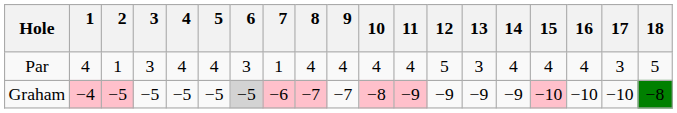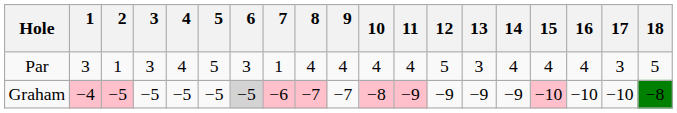(85, 66) 4 -> (85, 66) 3
(214, 66) 4 -> (214, 66) 5
